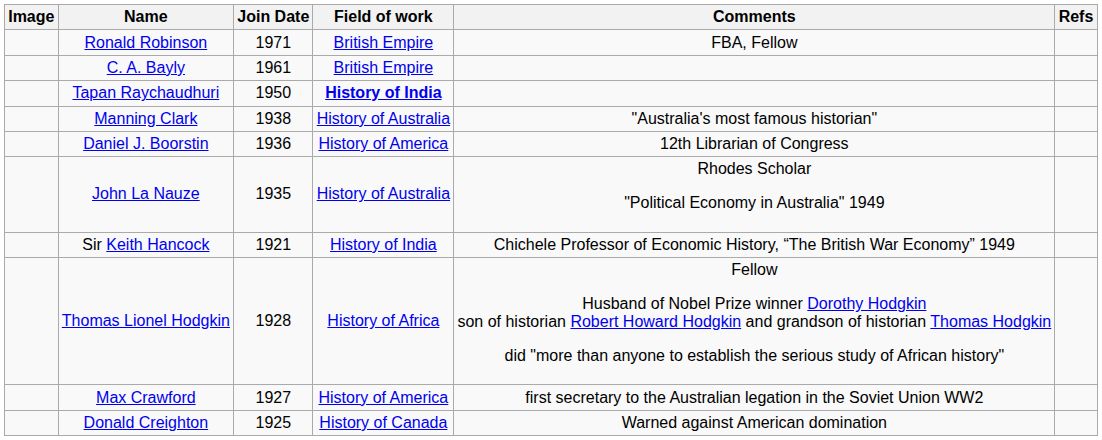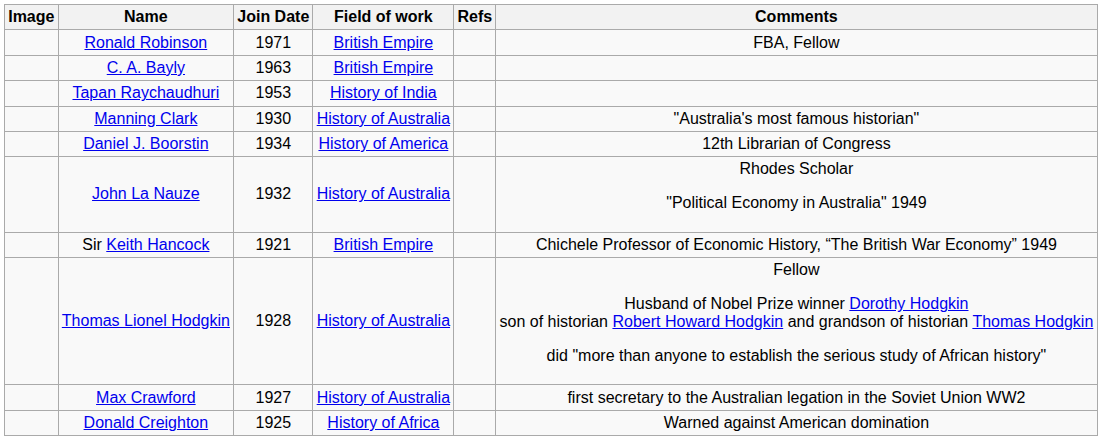columns swapped: (754, 17) <-> (1076, 17)
(273, 67) 1961 -> (273, 67) 1963
(273, 93) 1950 -> (273, 93) 1953
(383, 93) bold -> (383, 93) normal
(273, 118) 1938 -> (273, 118) 1930
(273, 144) 1936 -> (273, 144) 1934
(273, 194) 1935 -> (273, 194) 1932
(383, 244) History of India -> (383, 244) British Empire
(383, 321) History of Africa -> (383, 321) History of Australia
(383, 397) History of America -> (383, 397) History of Australia
(383, 422) History of Canada -> (383, 422) History of Africa
